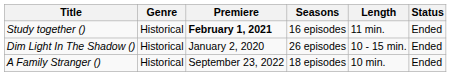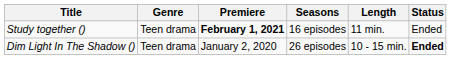(162, 29) Historical -> (168, 29) Teen drama
(162, 46) Historical -> (168, 46) Teen drama
(427, 46) normal -> (428, 46) bold
- row: (54, 63)
